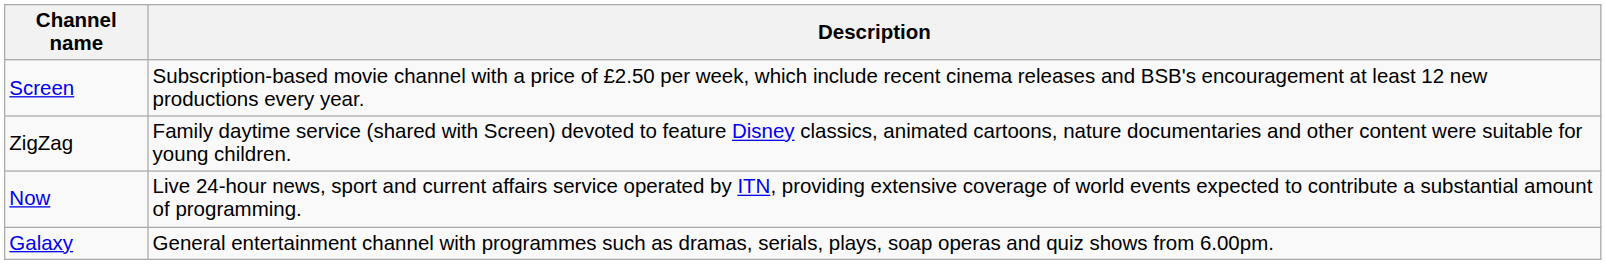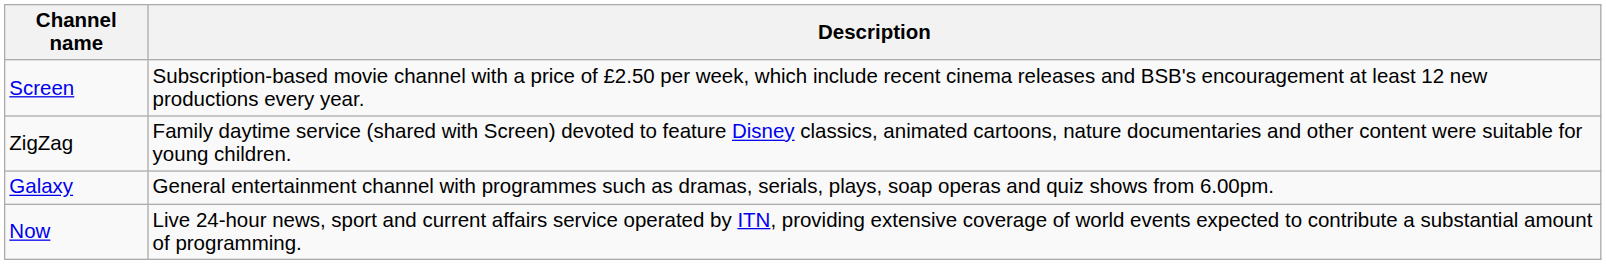rows swapped: (41, 242) <-> (30, 198)
